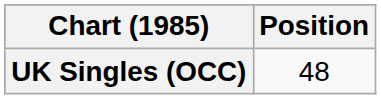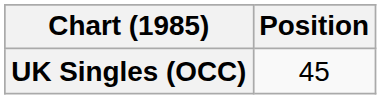(314, 70) 48 -> (314, 70) 45
